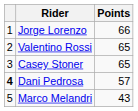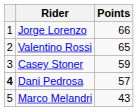(124, 64) 65 -> (124, 64) 59
